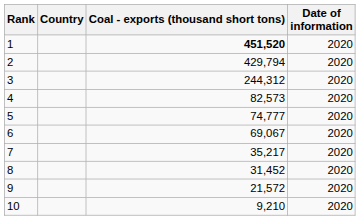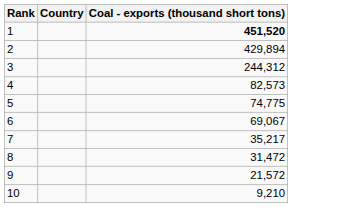- column: (322, 19)
(265, 62) 429,794 -> (265, 49) 429,894
(268, 116) 74,777 -> (268, 103) 74,775
(268, 170) 31,452 -> (268, 157) 31,472
